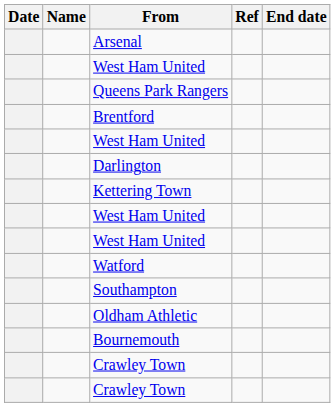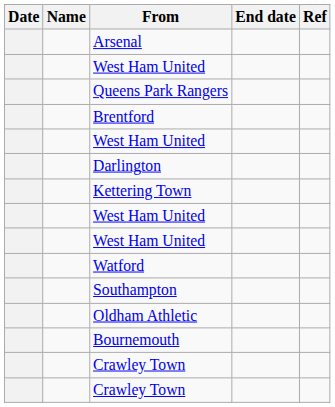columns swapped: (296, 16) <-> (247, 16)
